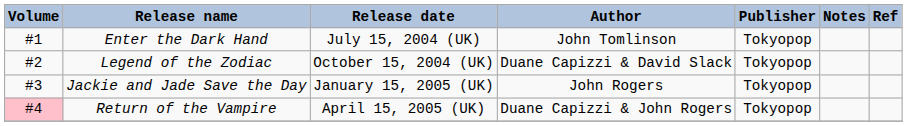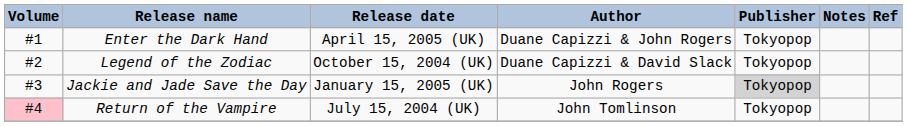(403, 40) July 15, 2004 (UK) -> (403, 40) April 15, 2005 (UK)
(616, 40) John Tomlinson -> (616, 40) Duane Capizzi & John Rogers
(777, 86) no background -> (777, 86) lightgrey background
(403, 109) April 15, 2005 (UK) -> (403, 109) July 15, 2004 (UK)
(616, 109) Duane Capizzi & John Rogers -> (616, 109) John Tomlinson
